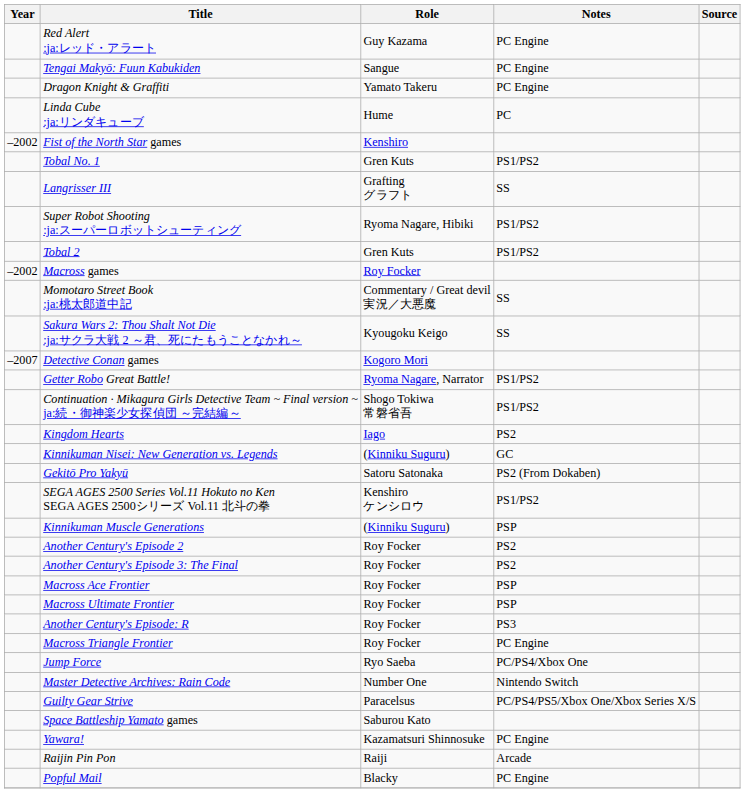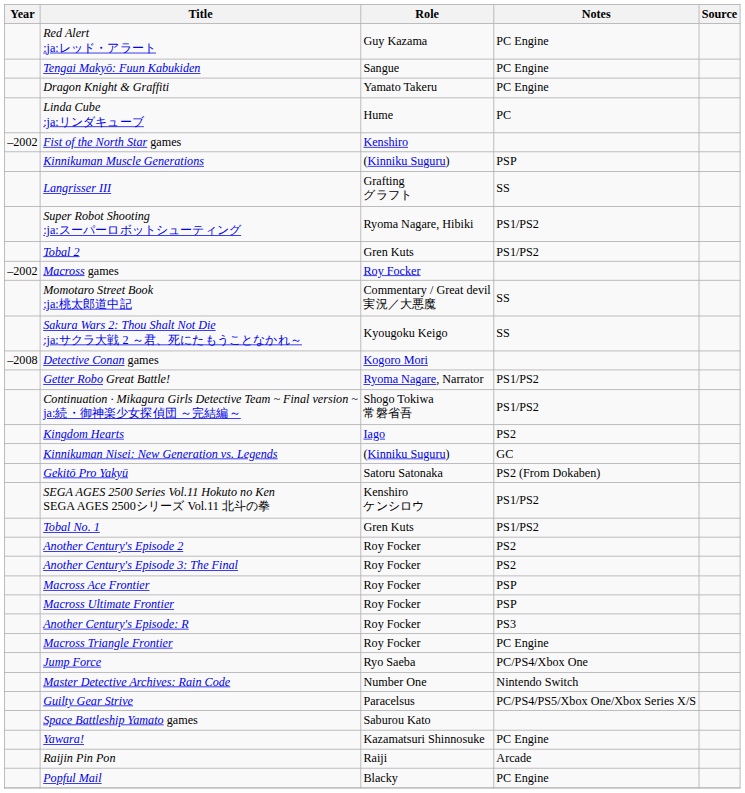rows swapped: (72, 161) <-> (124, 527)
(22, 360) –2007 -> (22, 360) –2008
